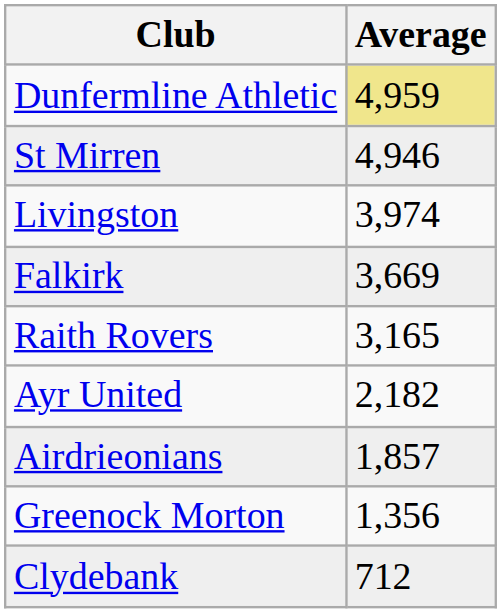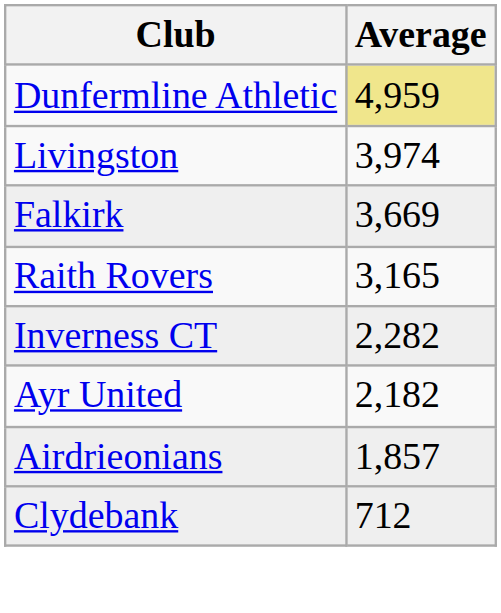- row: (87, 154)
+ row: (116, 335)
- row: (149, 515)
